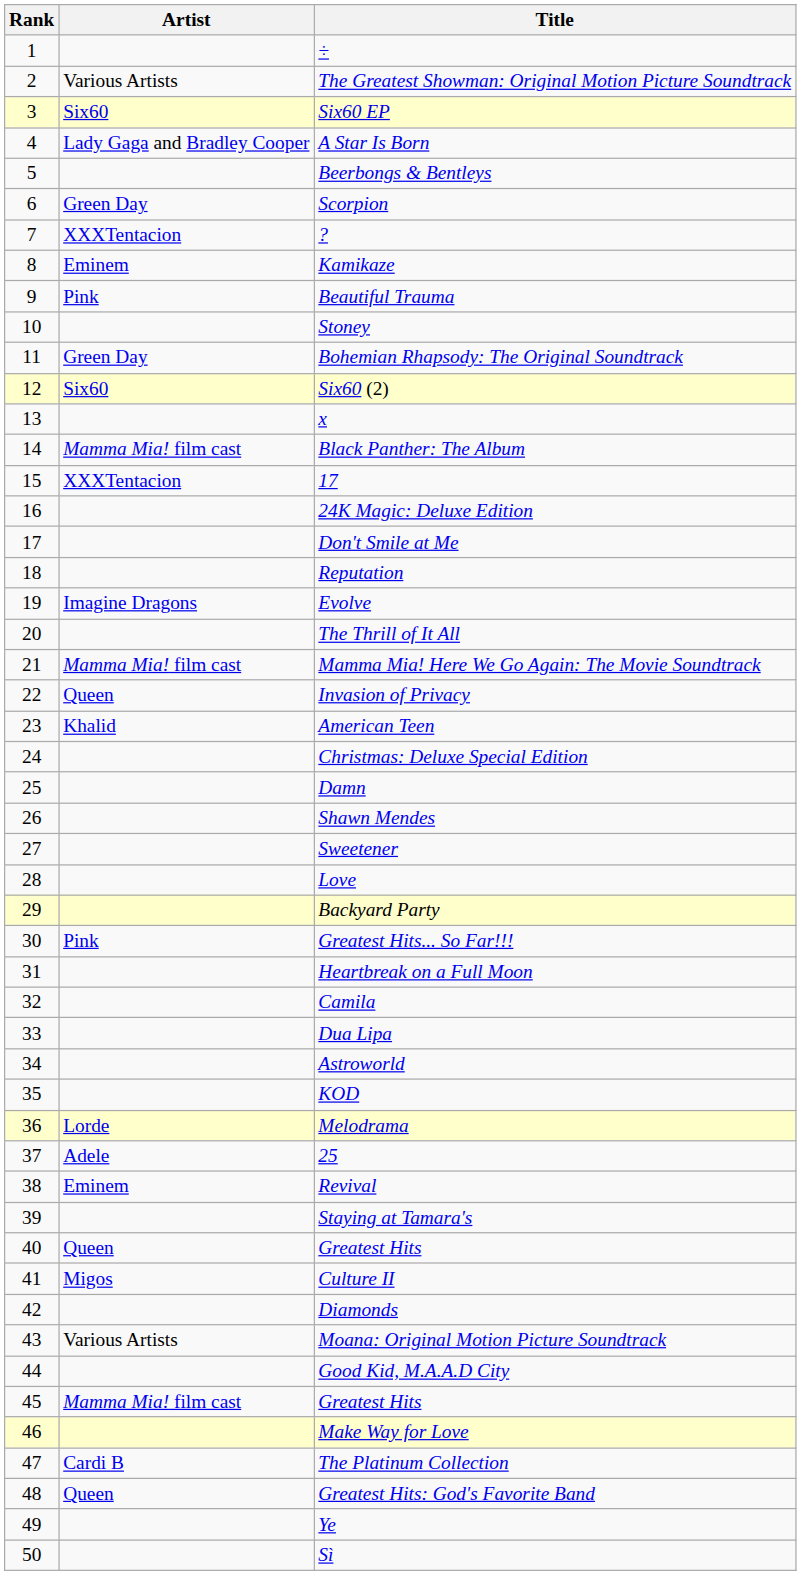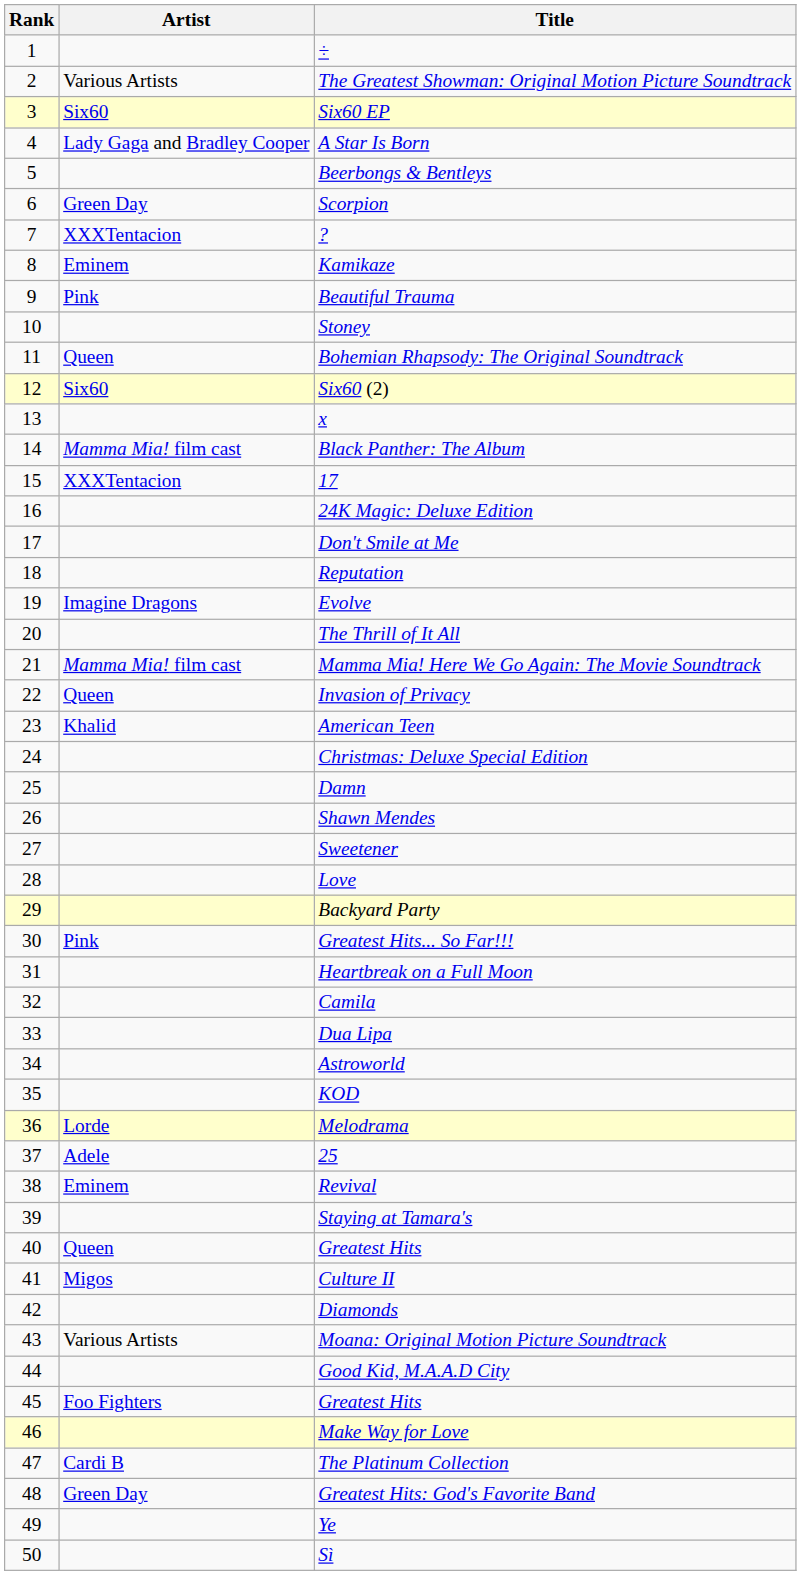(105, 357) Green Day -> (88, 357) Queen
(152, 1401) Mamma Mia! film cast -> (112, 1401) Foo Fighters
(88, 1493) Queen -> (105, 1493) Green Day
